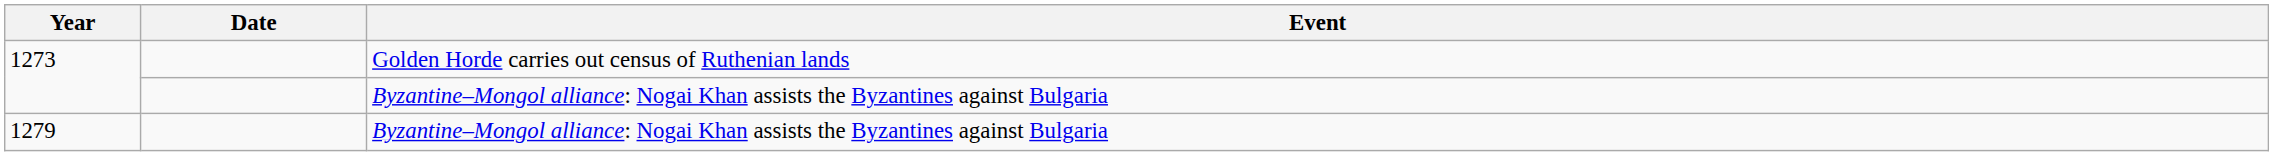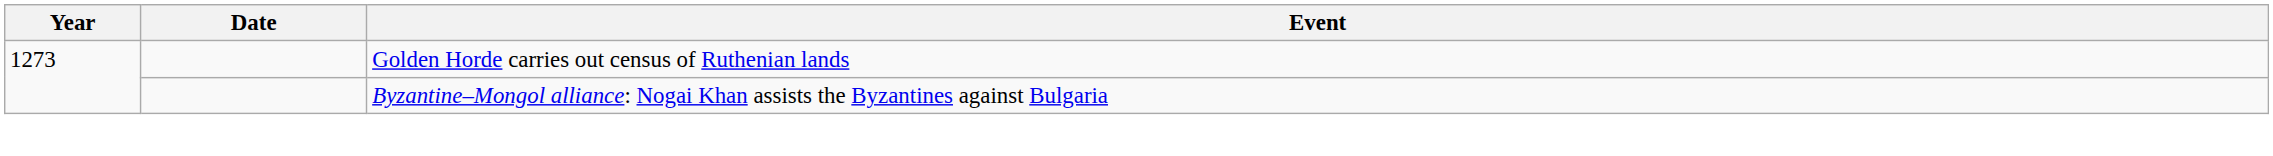- row: (33, 131)
